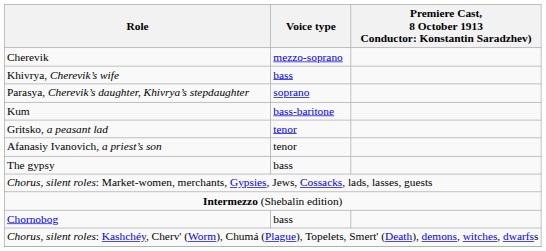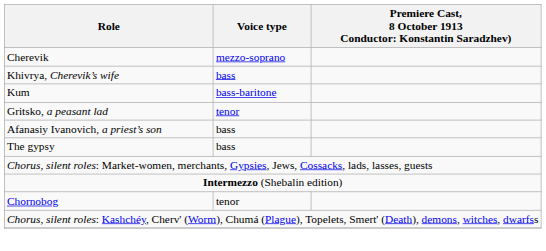- row: (128, 93)
(285, 147) tenor -> (226, 129) bass
(283, 219) bass -> (228, 201) tenor
